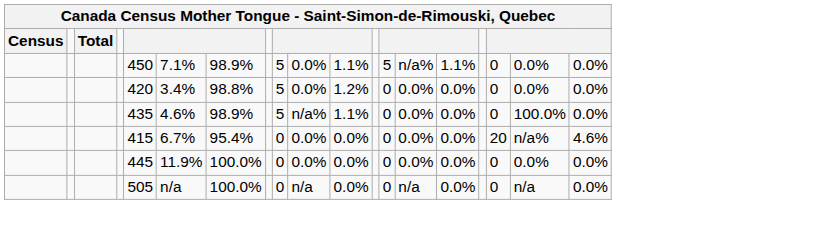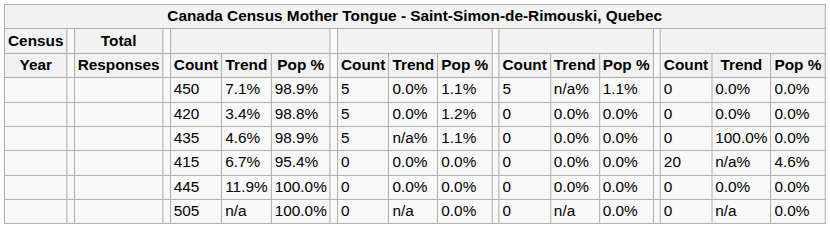+ row: (36, 65)
